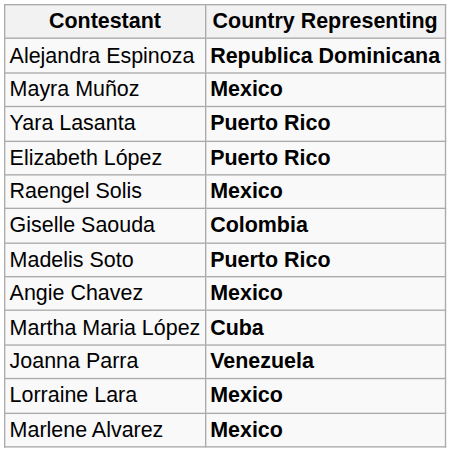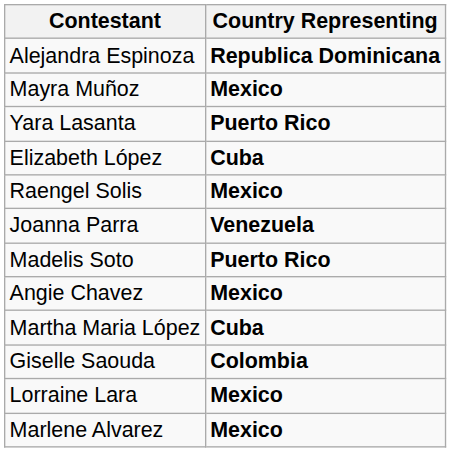(270, 157) Puerto Rico -> (237, 157) Cuba
rows swapped: (82, 225) <-> (74, 361)
